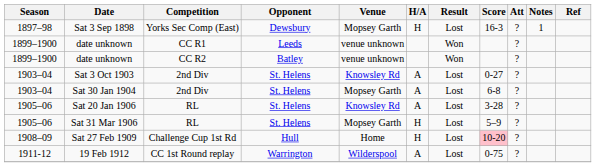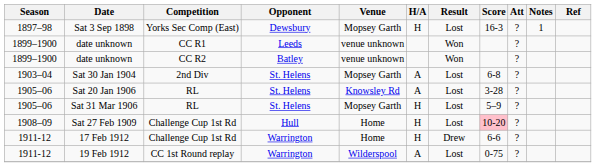- row: (104, 75)
+ row: (104, 138)
